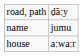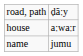rows swapped: (18, 43) <-> (17, 28)
